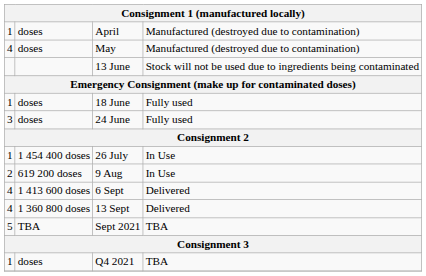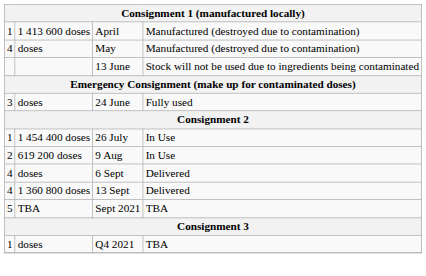(30, 31) doses -> (54, 31) 1 413 600 doses
- row: (113, 102)
(54, 191) 1 413 600 doses -> (30, 173) doses
